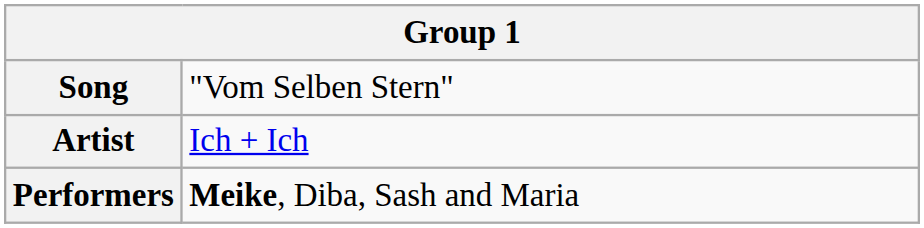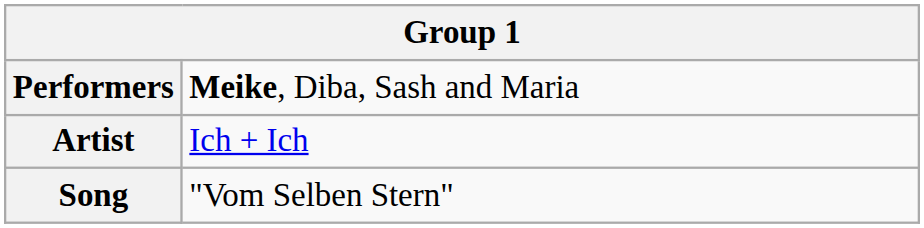rows swapped: (93, 86) <-> (93, 195)
